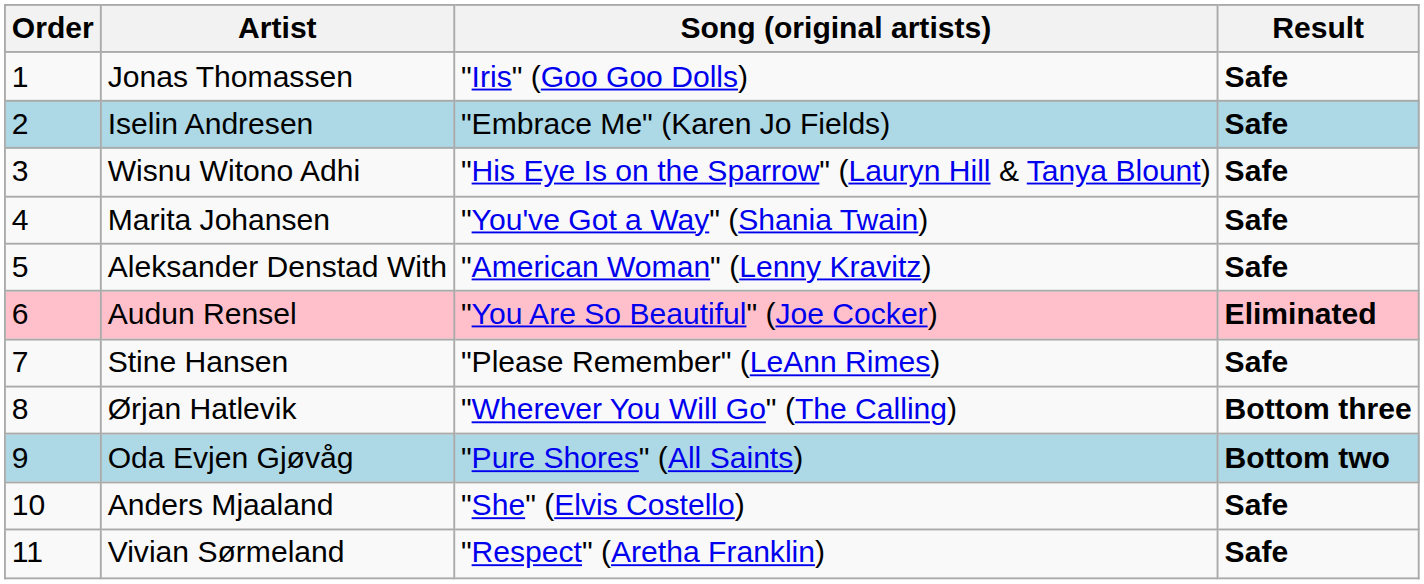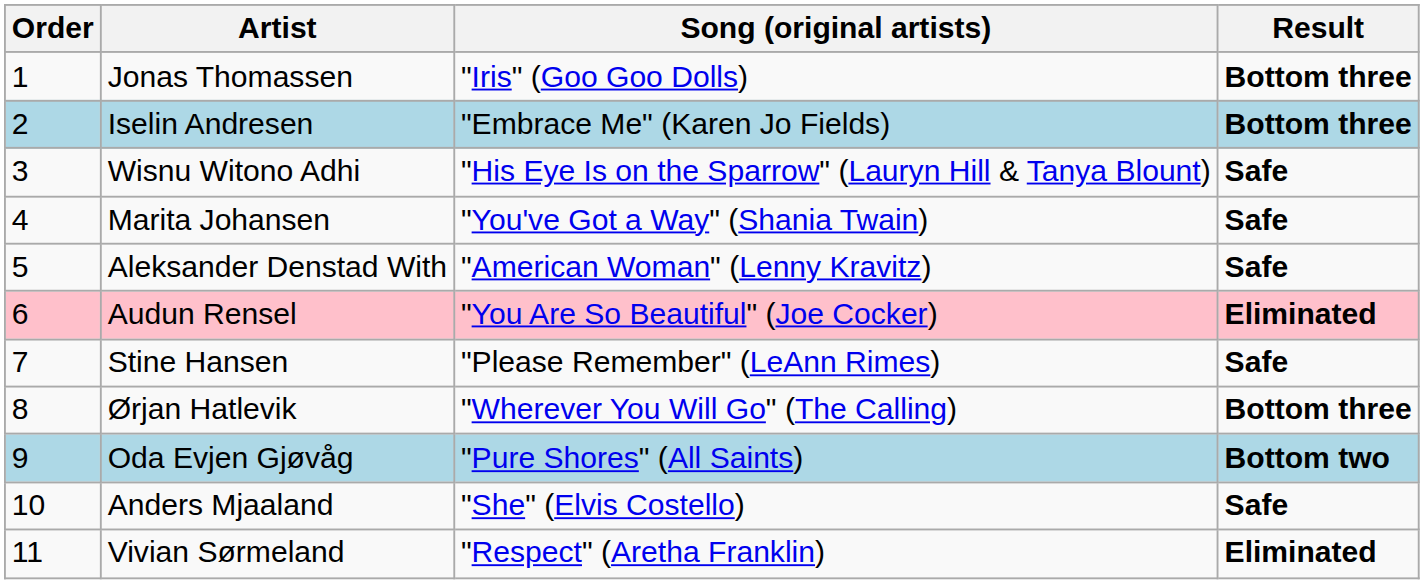(1256, 76) Safe -> (1318, 76) Bottom three
(1256, 123) Safe -> (1318, 123) Bottom three
(1256, 553) Safe -> (1301, 553) Eliminated
